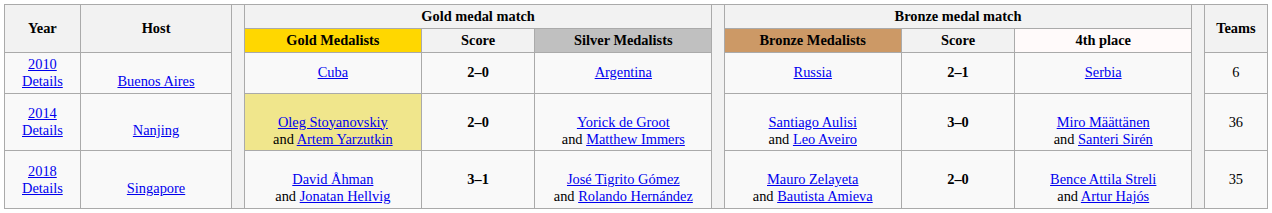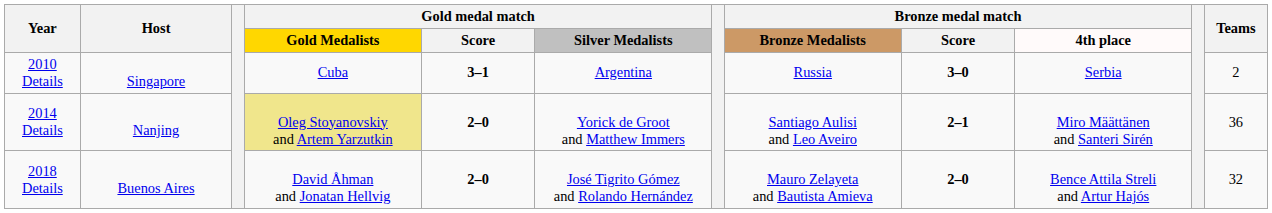(156, 81) Buenos Aires -> (156, 81) Singapore
(478, 72) 2–0 -> (478, 72) 3–1
(958, 72) 2–1 -> (958, 72) 3–0
(1236, 72) 6 -> (1236, 72) 2
(958, 122) 3–0 -> (958, 122) 2–1
(156, 188) Singapore -> (156, 188) Buenos Aires
(478, 179) 3–1 -> (478, 179) 2–0
(1236, 179) 35 -> (1236, 179) 32
